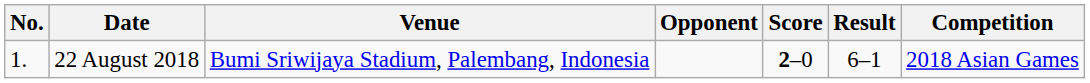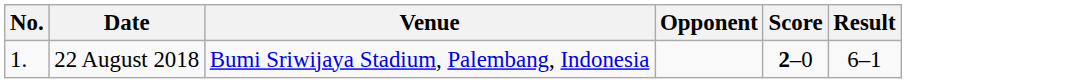- column: (992, 22)
